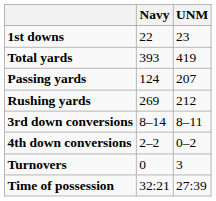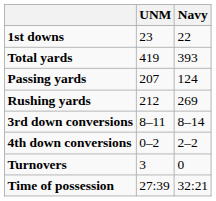columns swapped: (192, 15) <-> (154, 15)
